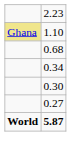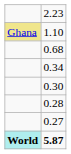+ row: (53, 103)
(23, 121) no background -> (23, 139) paleturquoise background
